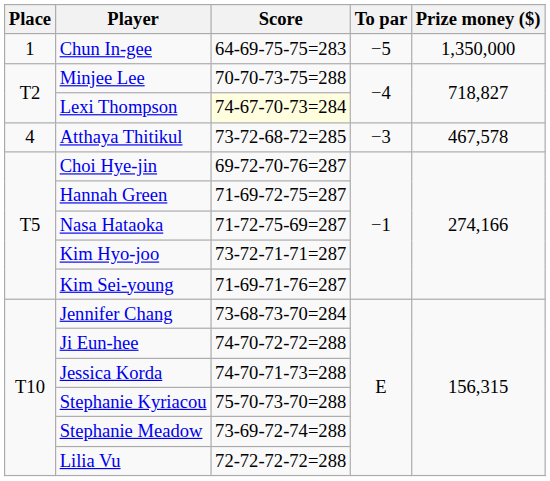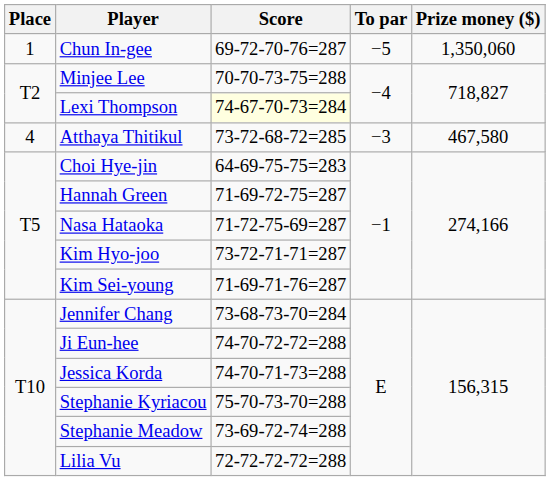(281, 48) 64-69-75-75=283 -> (281, 48) 69-72-70-76=287
(478, 48) 1,350,000 -> (478, 48) 1,350,060
(478, 136) 467,578 -> (478, 136) 467,580
(281, 166) 69-72-70-76=287 -> (281, 166) 64-69-75-75=283
